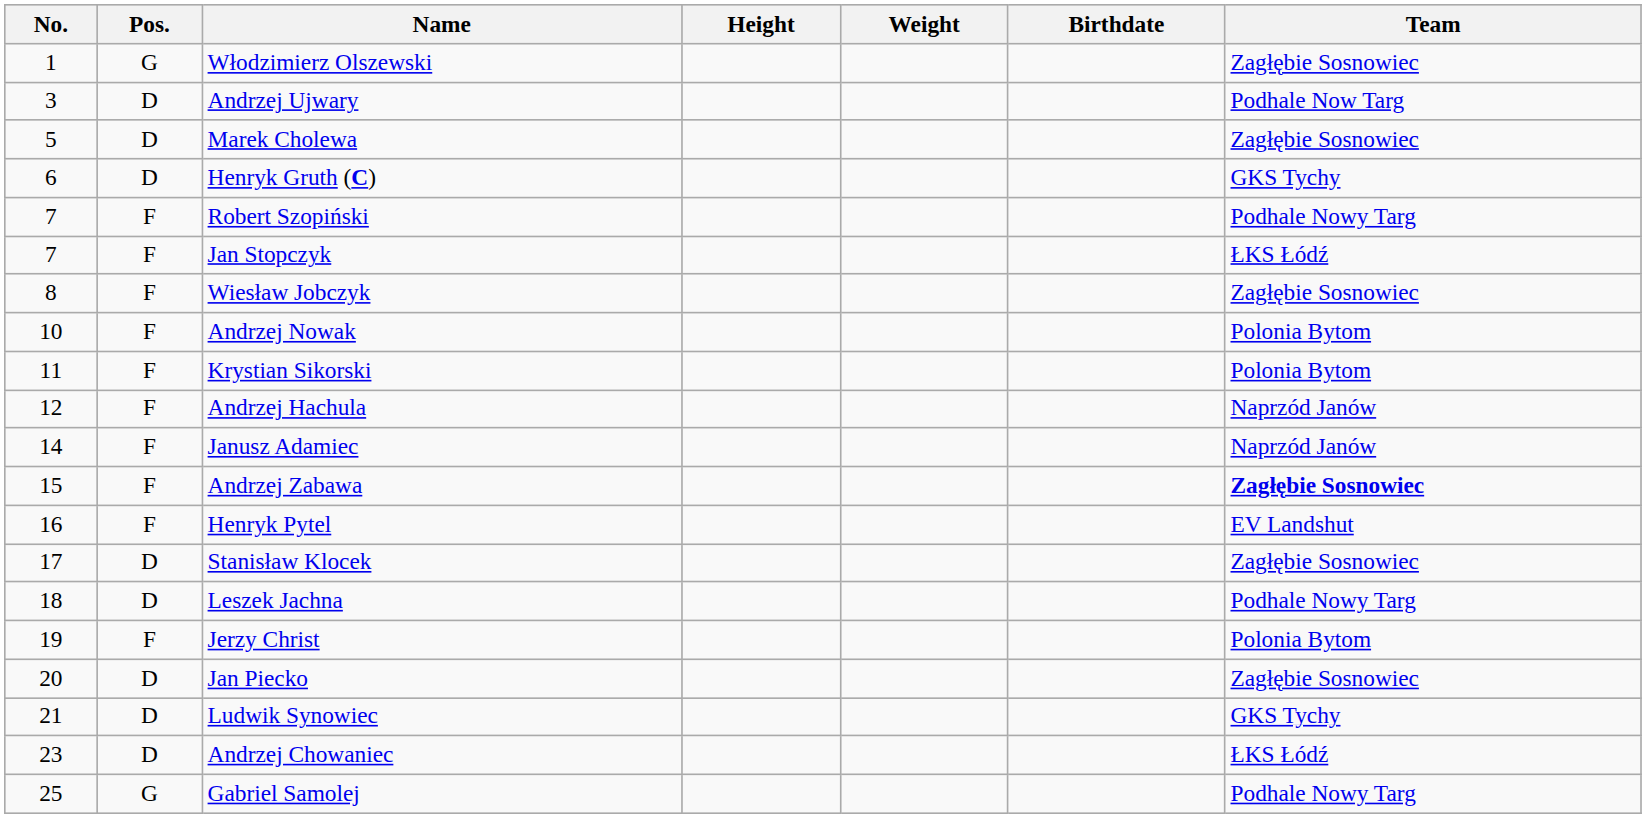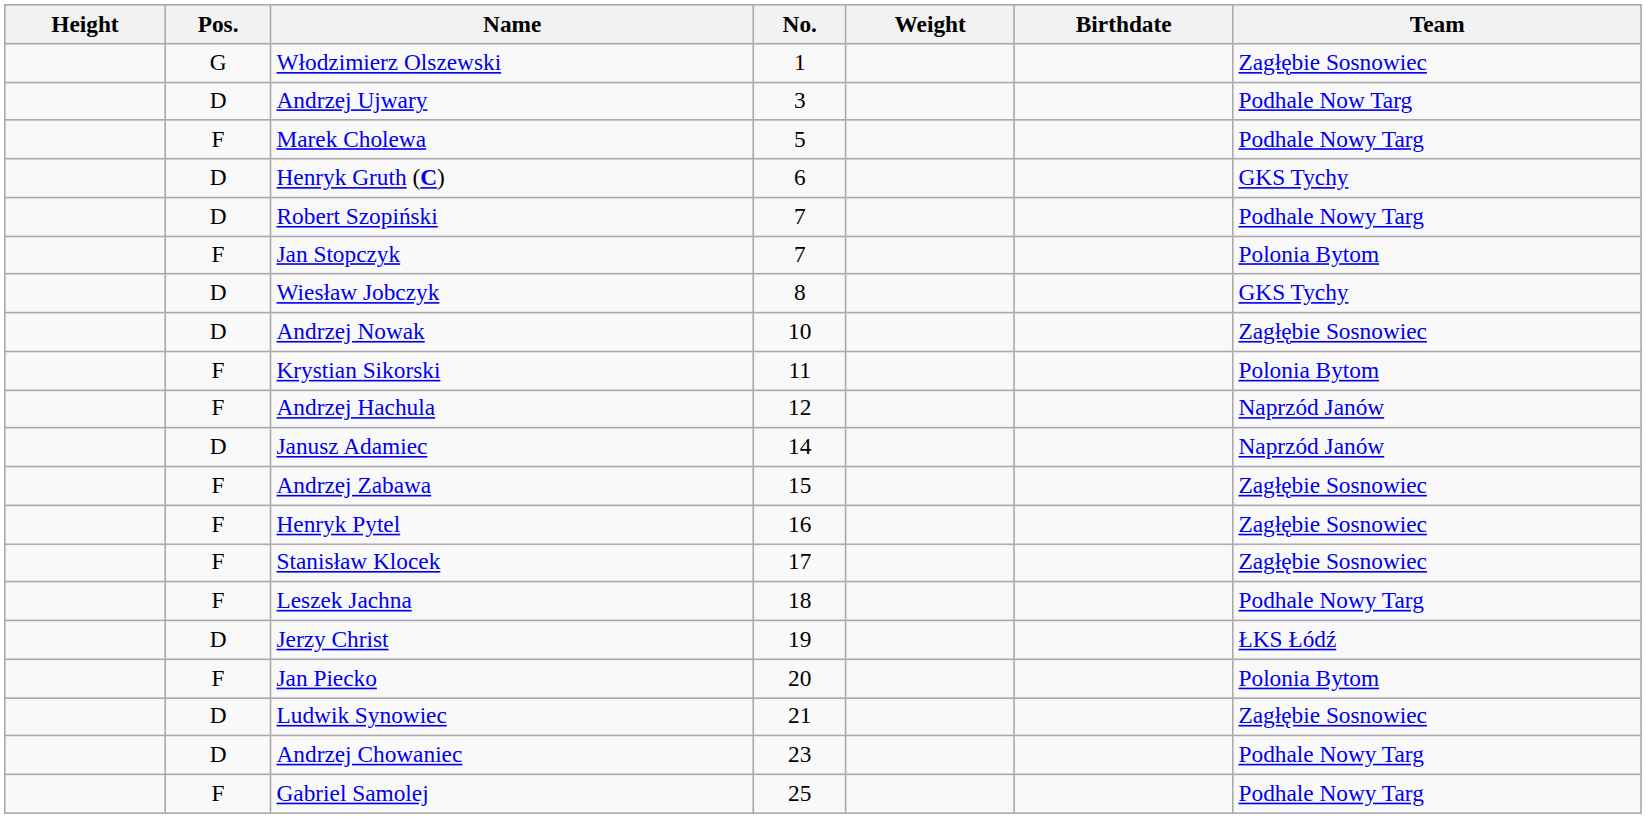columns swapped: (51, 24) <-> (761, 24)
(149, 139) D -> (218, 139) F
(1325, 139) Zagłębie Sosnowiec -> (1331, 139) Podhale Nowy Targ
(149, 216) F -> (218, 216) D
(1279, 254) ŁKS Łódź -> (1309, 254) Polonia Bytom
(149, 293) F -> (218, 293) D
(1325, 293) Zagłębie Sosnowiec -> (1294, 293) GKS Tychy
(149, 331) F -> (218, 331) D
(1301, 331) Polonia Bytom -> (1333, 331) Zagłębie Sosnowiec
(149, 447) F -> (218, 447) D
(1327, 485) bold -> (1333, 485) normal
(1292, 524) EV Landshut -> (1333, 524) Zagłębie Sosnowiec
(149, 562) D -> (218, 562) F
(149, 601) D -> (218, 601) F
(149, 639) F -> (218, 639) D
(1301, 639) Polonia Bytom -> (1287, 639) ŁKS Łódź
(149, 678) D -> (218, 678) F
(1325, 678) Zagłębie Sosnowiec -> (1309, 678) Polonia Bytom
(1286, 716) GKS Tychy -> (1333, 716) Zagłębie Sosnowiec
(1279, 755) ŁKS Łódź -> (1331, 755) Podhale Nowy Targ
(149, 793) G -> (218, 793) F
